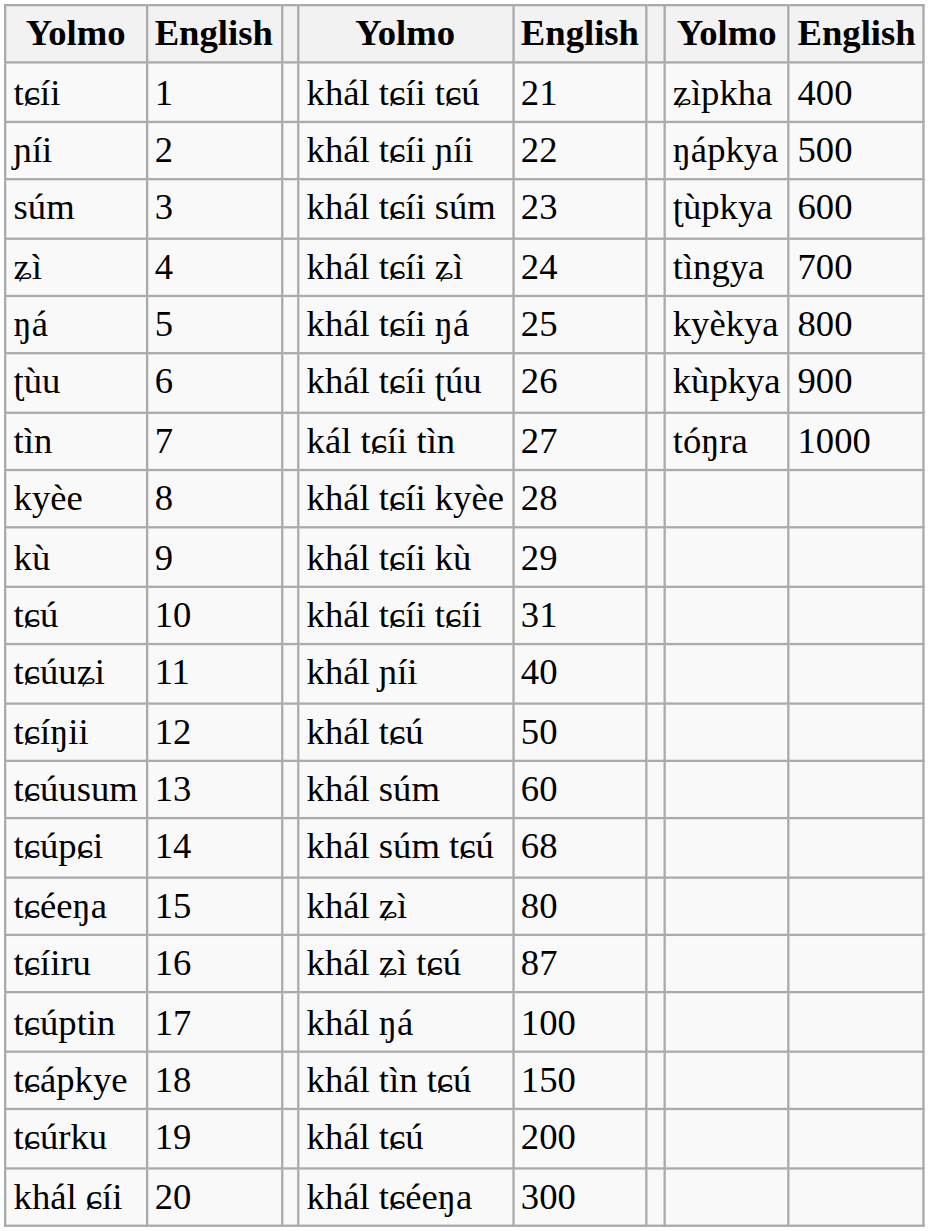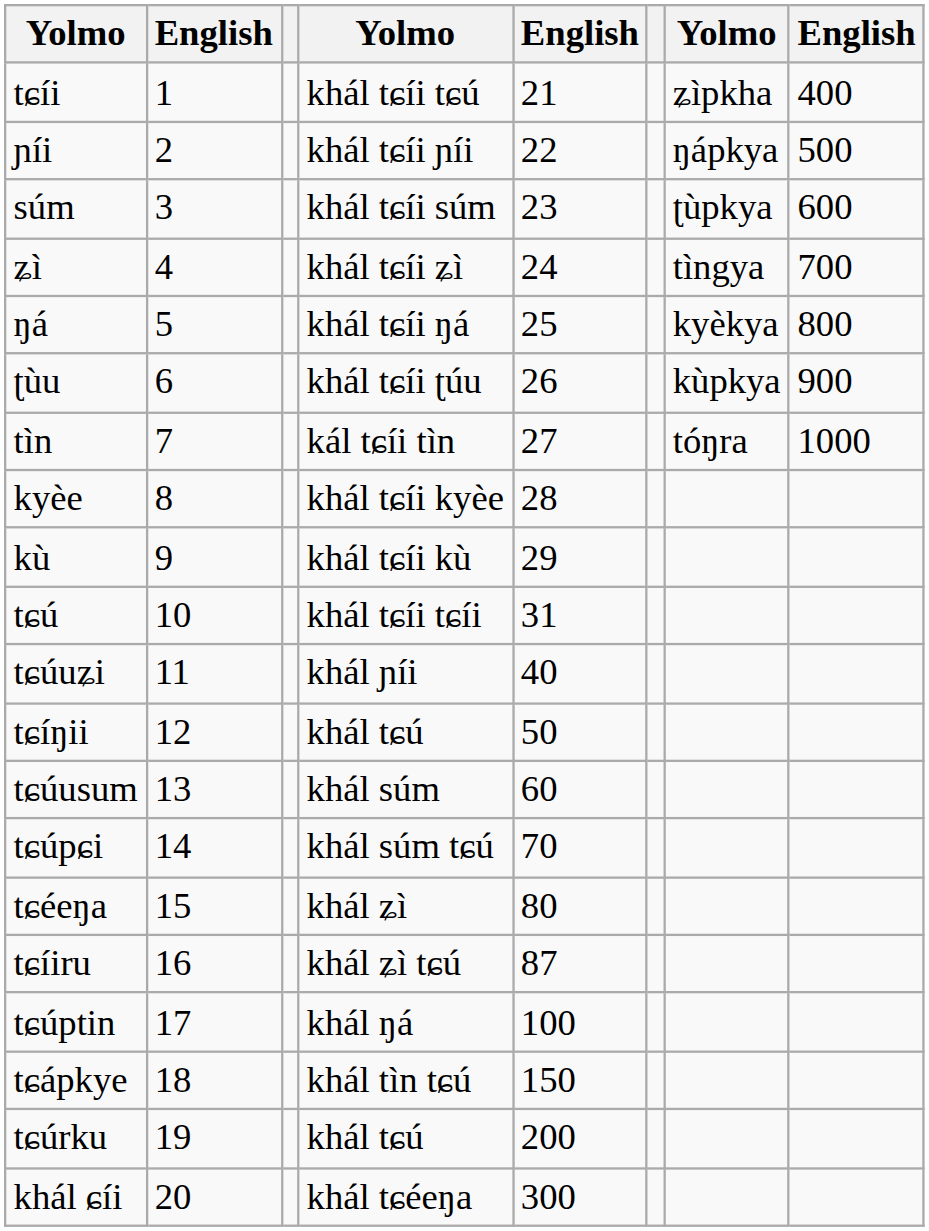(539, 847) 68 -> (539, 847) 70
